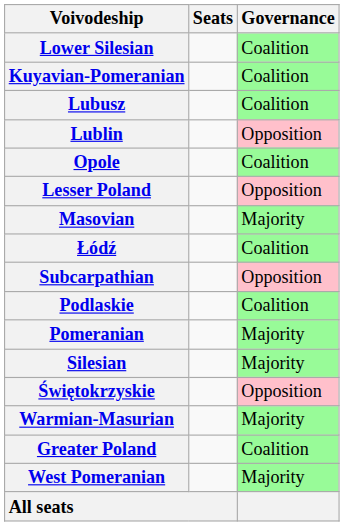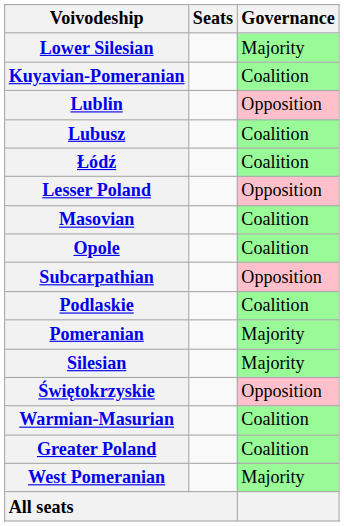(275, 47) Coalition -> (273, 47) Majority
rows swapped: (97, 133) <-> (97, 104)
rows swapped: (97, 248) <-> (97, 162)
(273, 219) Majority -> (275, 219) Coalition
(273, 420) Majority -> (275, 420) Coalition
